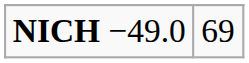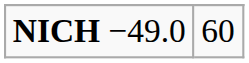(218, 31) 69 -> (218, 31) 60
